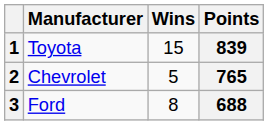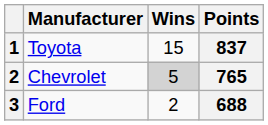(232, 47) 839 -> (232, 47) 837
(173, 76) no background -> (173, 76) lightgrey background
(173, 105) 8 -> (173, 105) 2
